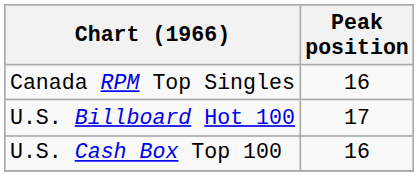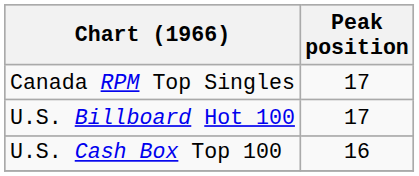(357, 82) 16 -> (357, 82) 17
